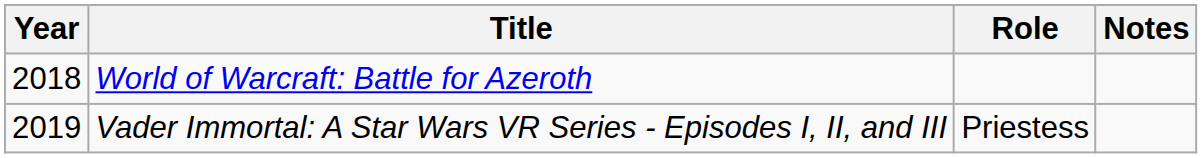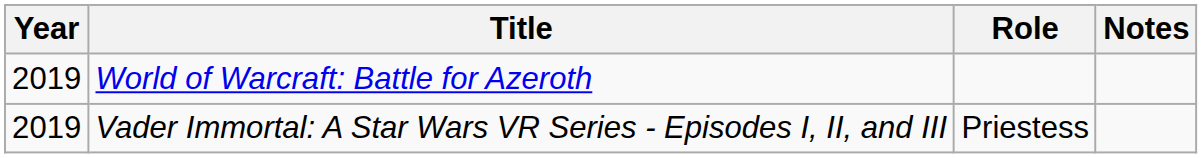(47, 78) 2018 -> (47, 78) 2019
